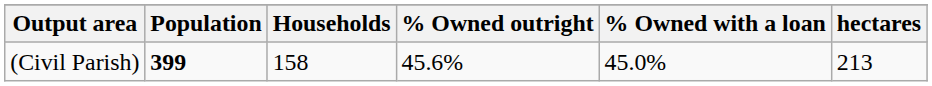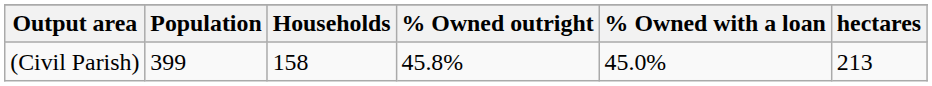(168, 61) bold -> (168, 61) normal
(432, 61) 45.6% -> (432, 61) 45.8%
